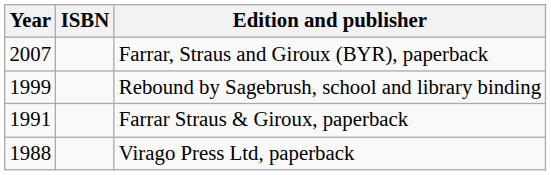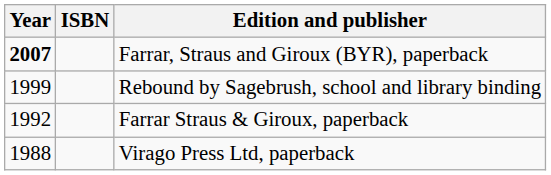(30, 53) normal -> (30, 53) bold
(30, 119) 1991 -> (30, 119) 1992
